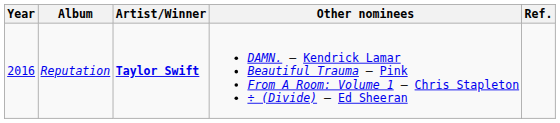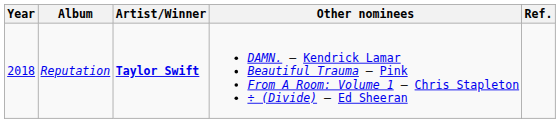(21, 71) 2016 -> (21, 71) 2018
